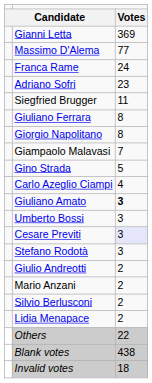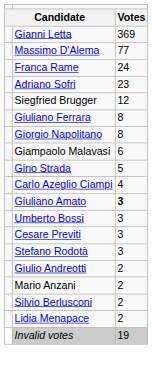(123, 101) 11 -> (123, 101) 12
(120, 151) 7 -> (120, 151) 6
(120, 235) lavender background -> (120, 235) no background
- row: (30, 335)
- row: (42, 352)
(123, 369) 18 -> (123, 335) 19
